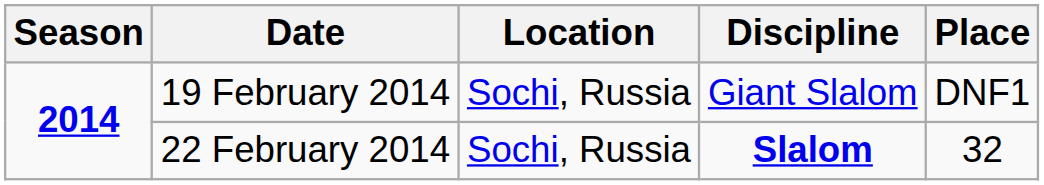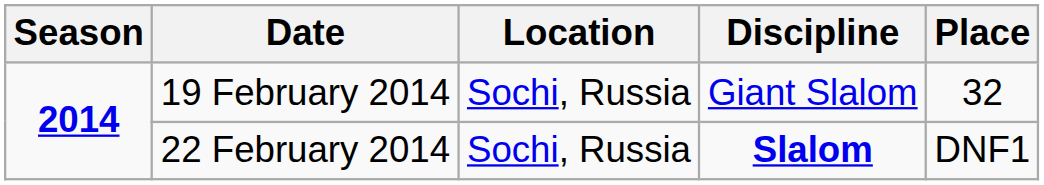(982, 91) DNF1 -> (982, 91) 32
(982, 149) 32 -> (982, 149) DNF1
